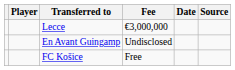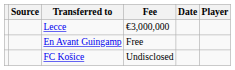columns swapped: (24, 12) <-> (214, 12)
(148, 42) Undisclosed -> (135, 42) Free
(133, 57) Free -> (150, 57) Undisclosed
